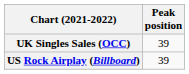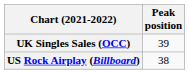(163, 60) 39 -> (163, 60) 38
